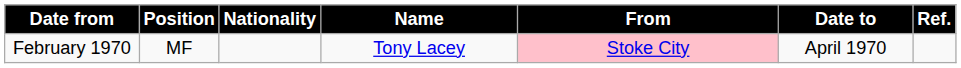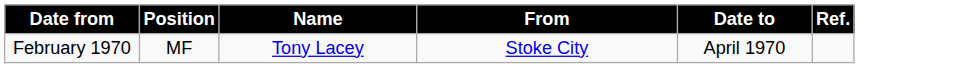- column: (270, 19)
(648, 48) pink background -> (547, 48) no background
